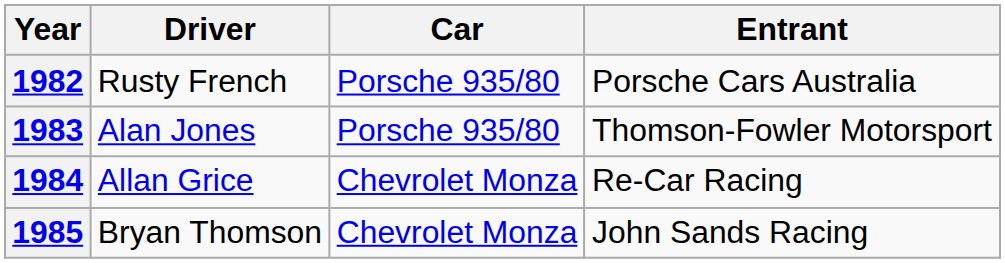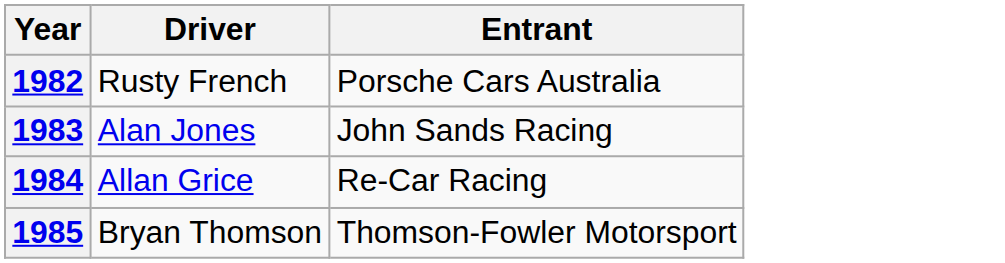- column: (457, 29)
(792, 130) Thomson-Fowler Motorsport -> (475, 130) John Sands Racing
(730, 231) John Sands Racing -> (537, 231) Thomson-Fowler Motorsport
